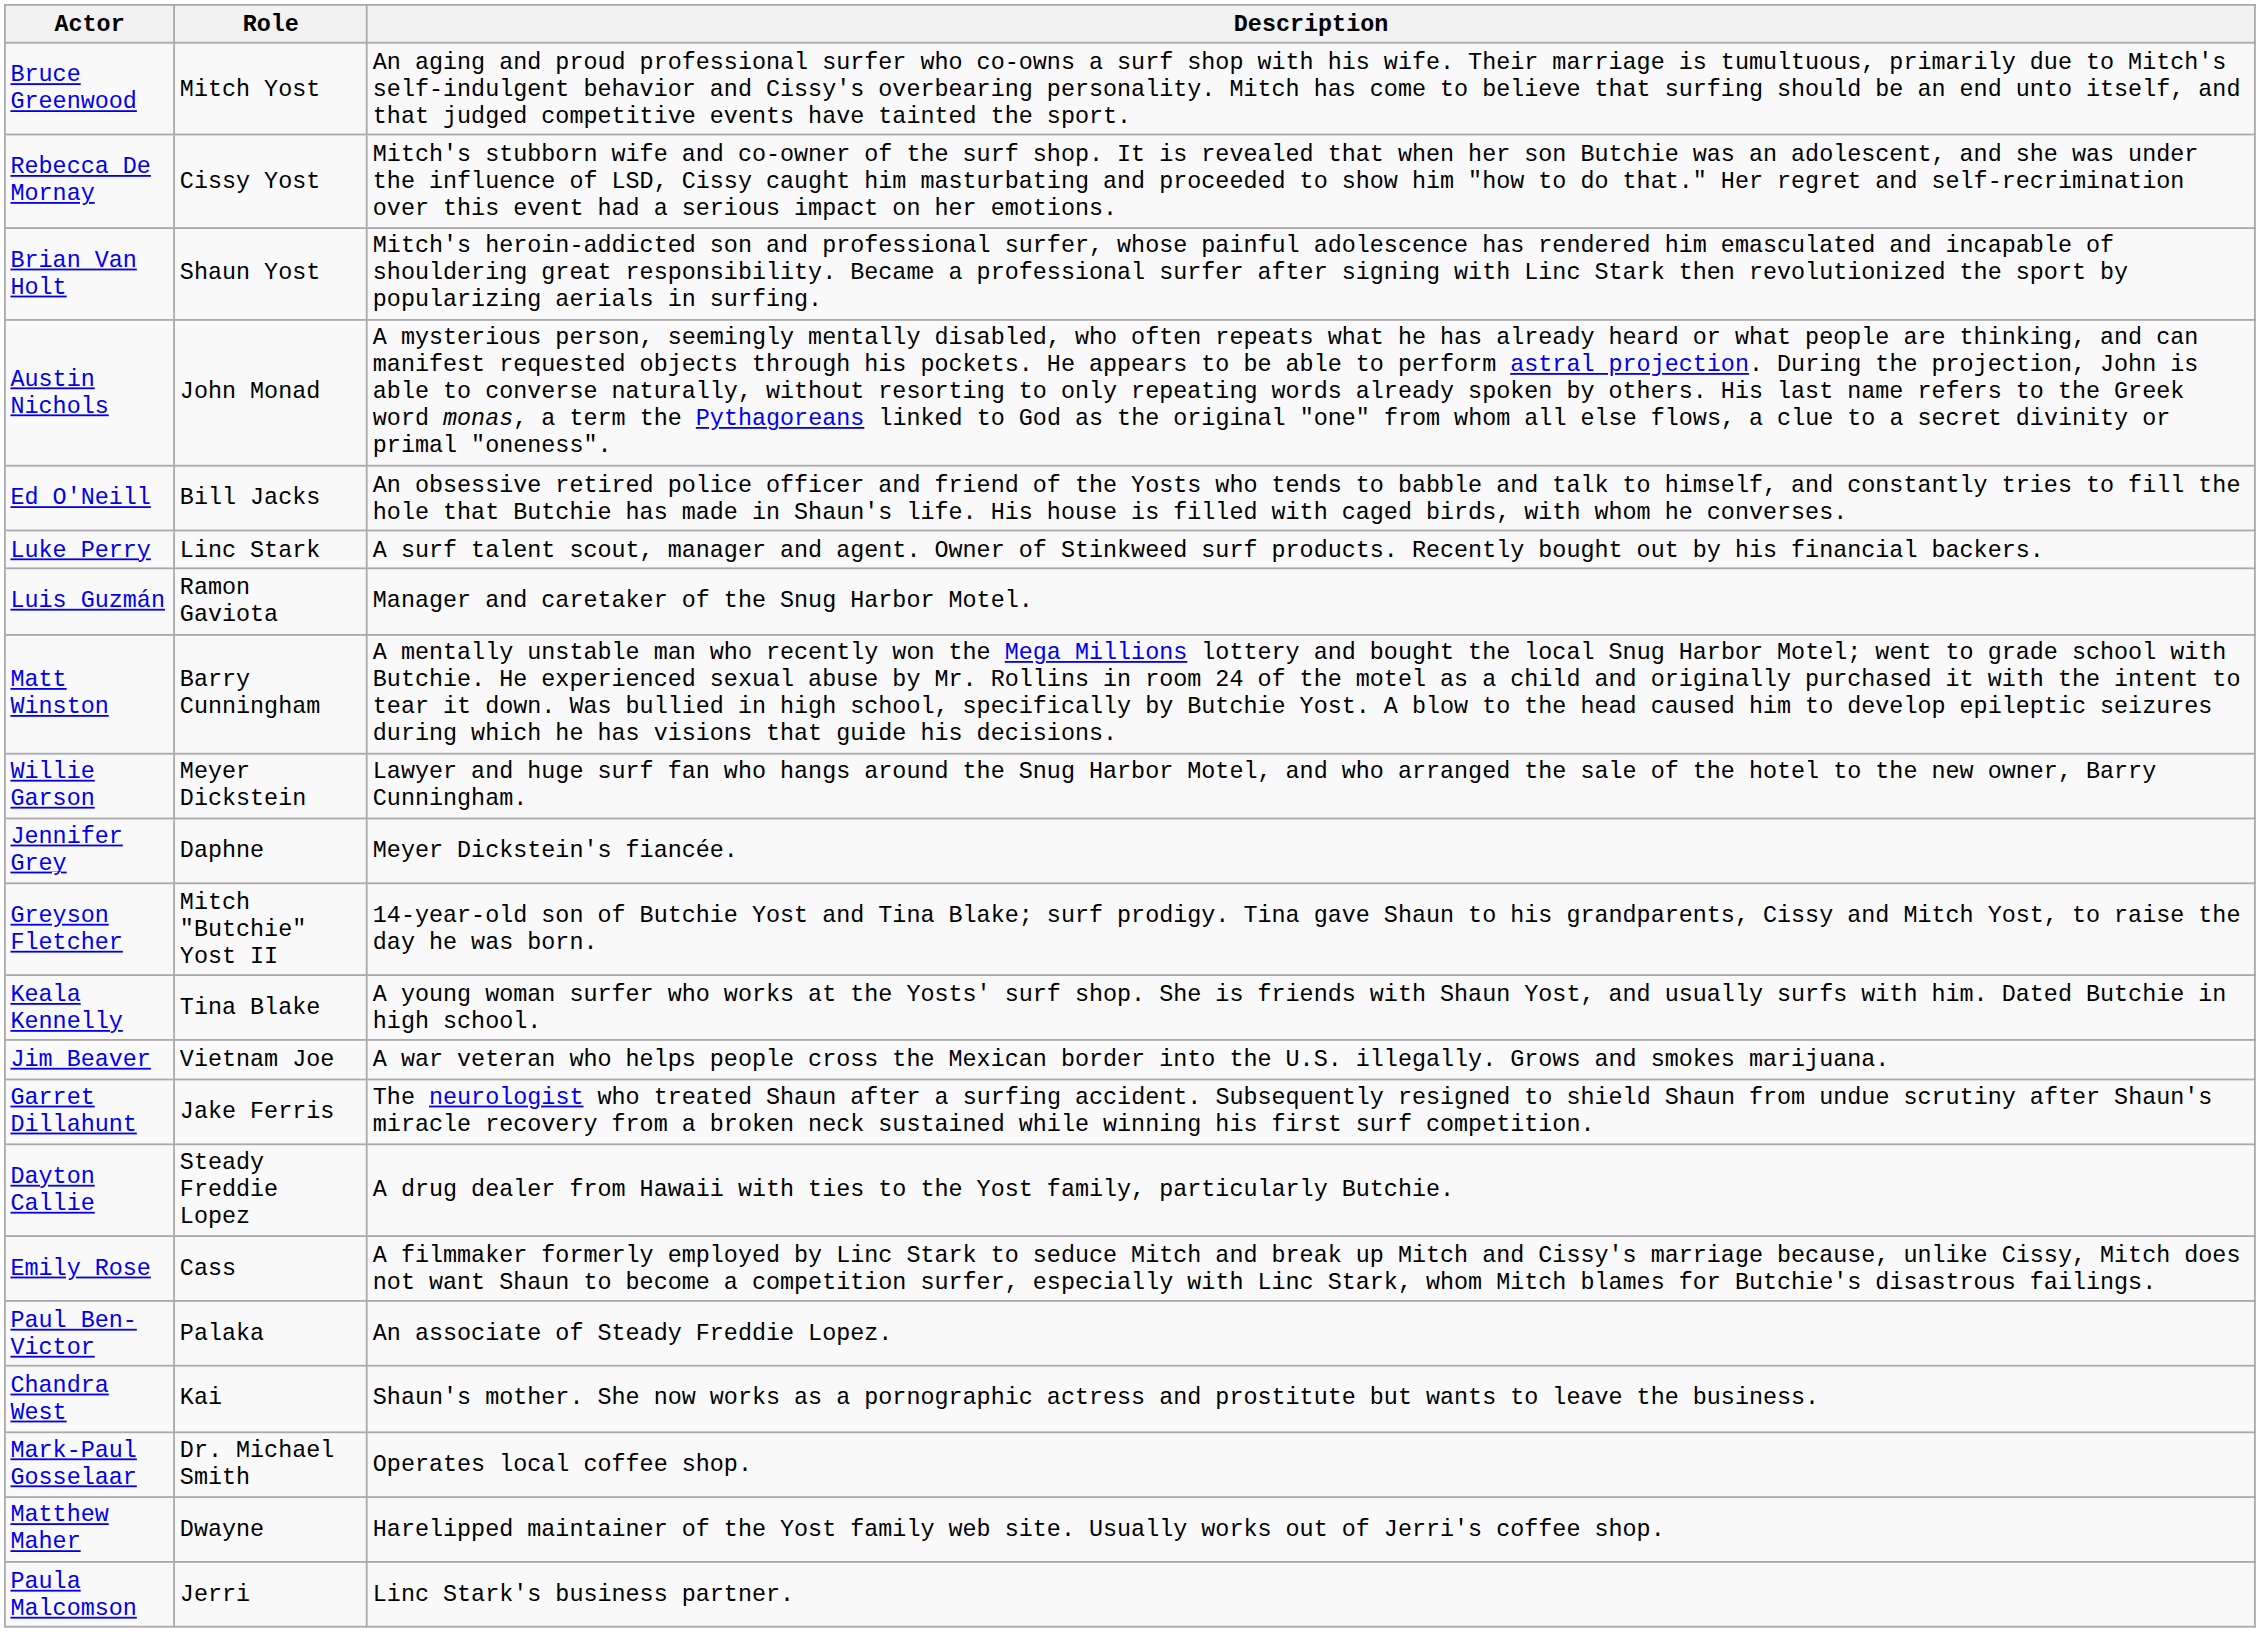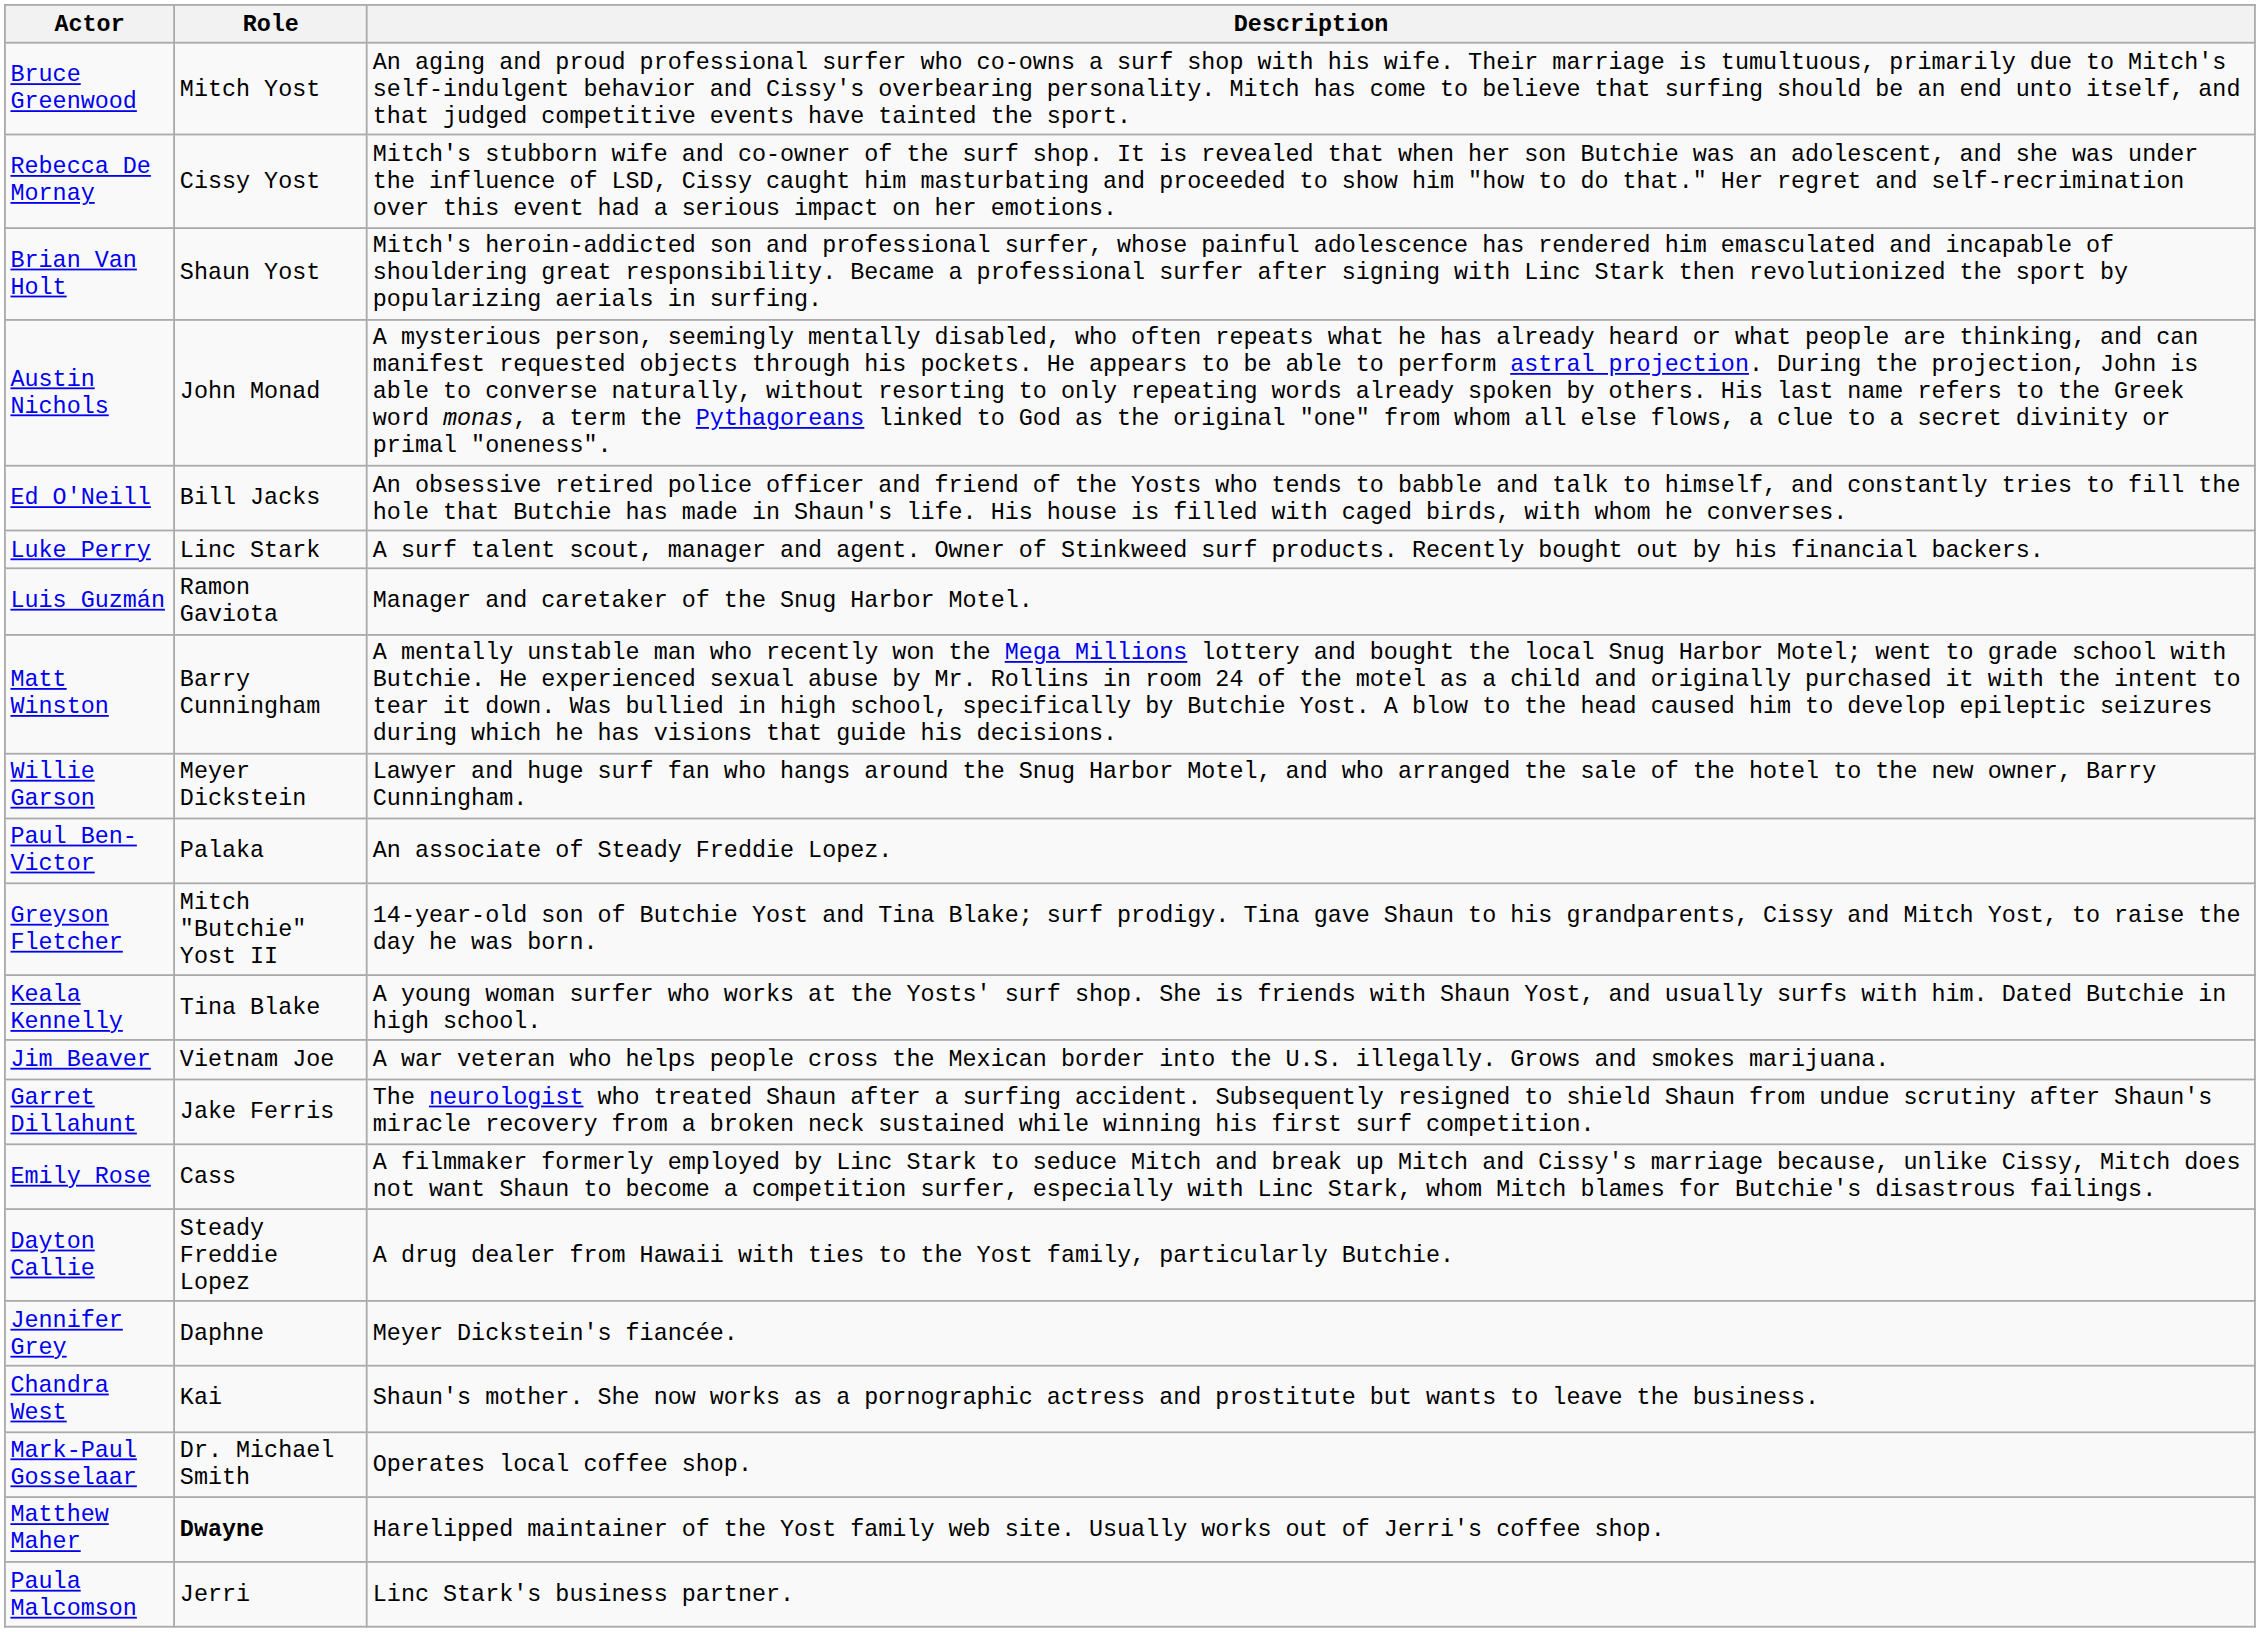rows swapped: (67, 851) <-> (74, 1334)
rows swapped: (53, 1190) <-> (81, 1269)
(222, 1529) normal -> (222, 1529) bold
